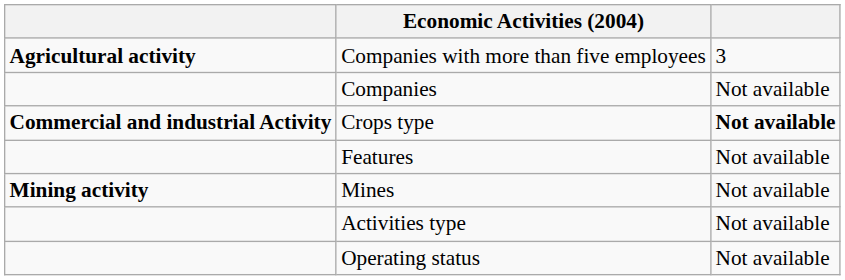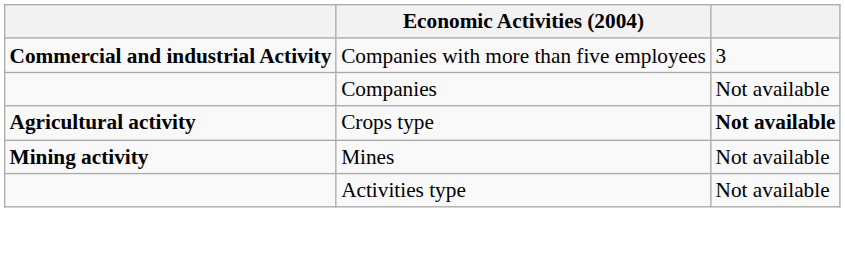(103, 55) Agricultural activity -> (170, 55) Commercial and industrial Activity
(170, 122) Commercial and industrial Activity -> (103, 122) Agricultural activity
- row: (377, 156)
- row: (411, 257)
